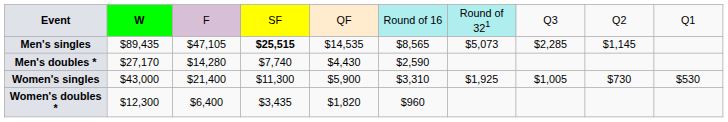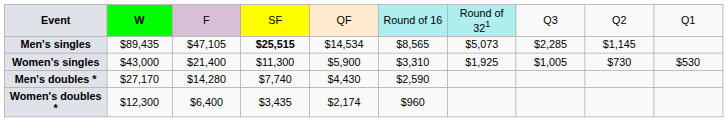(344, 45) $14,535 -> (344, 45) $14,534
rows swapped: (56, 62) <-> (56, 79)
(344, 102) $1,820 -> (344, 102) $2,174
